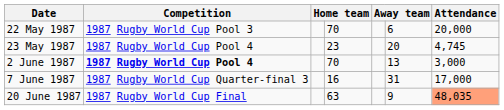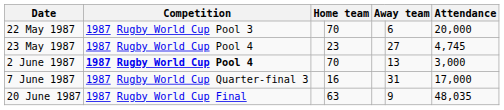(394, 46) 20 -> (394, 46) 27
(453, 96) lightsalmon background -> (453, 96) no background
